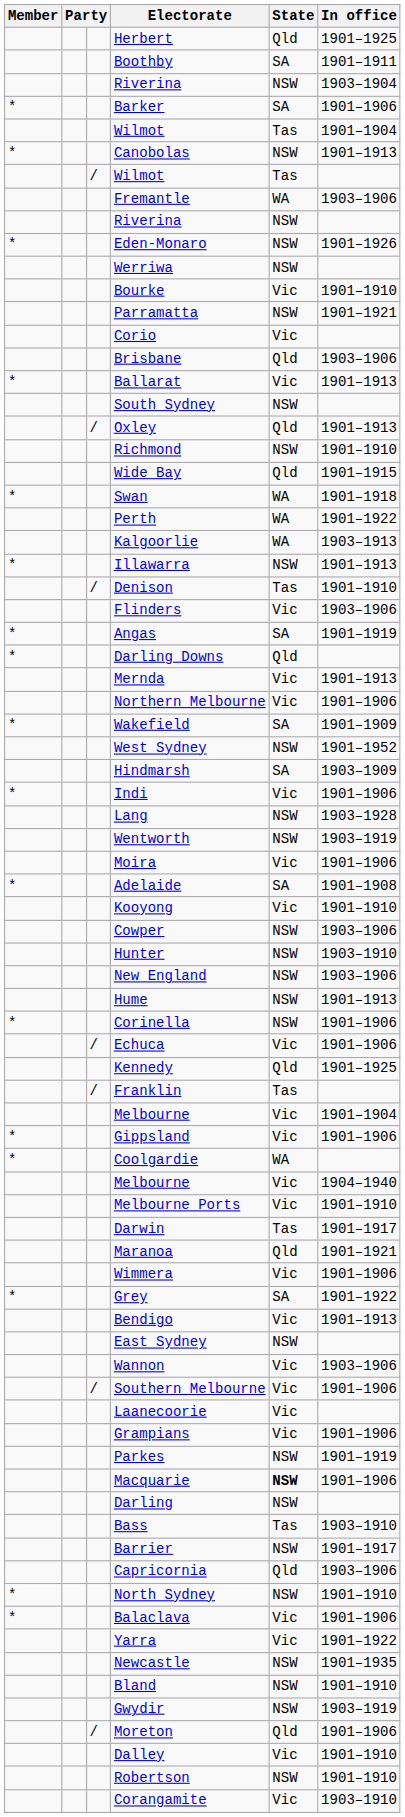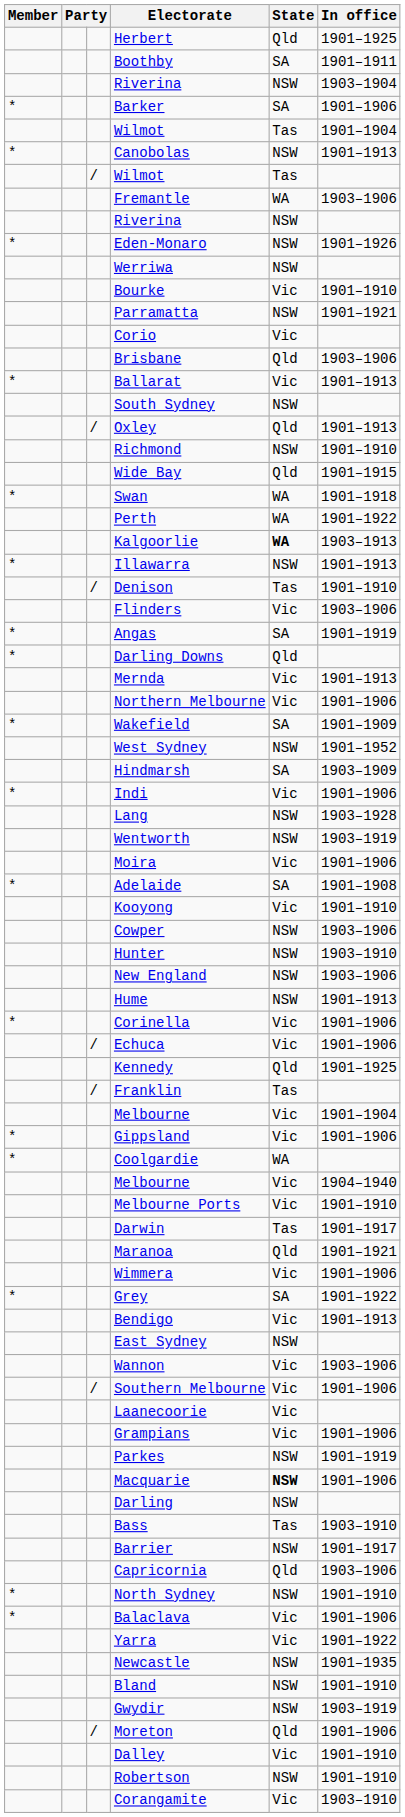(281, 542) normal -> (281, 542) bold
(285, 1023) NSW -> (285, 1023) Vic
